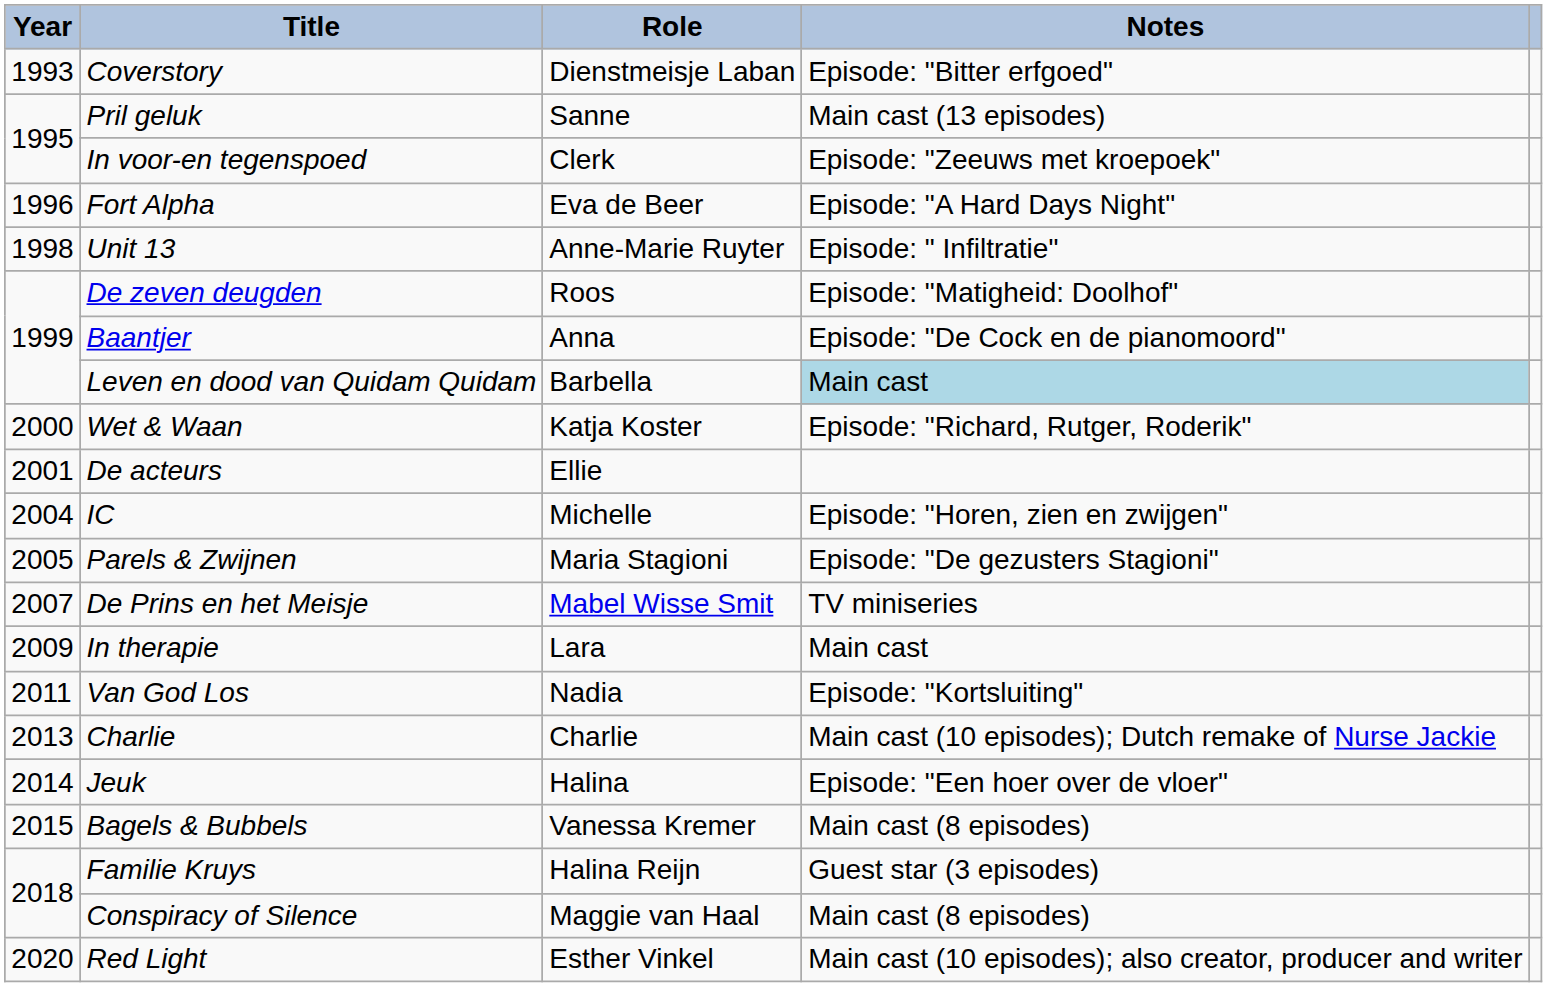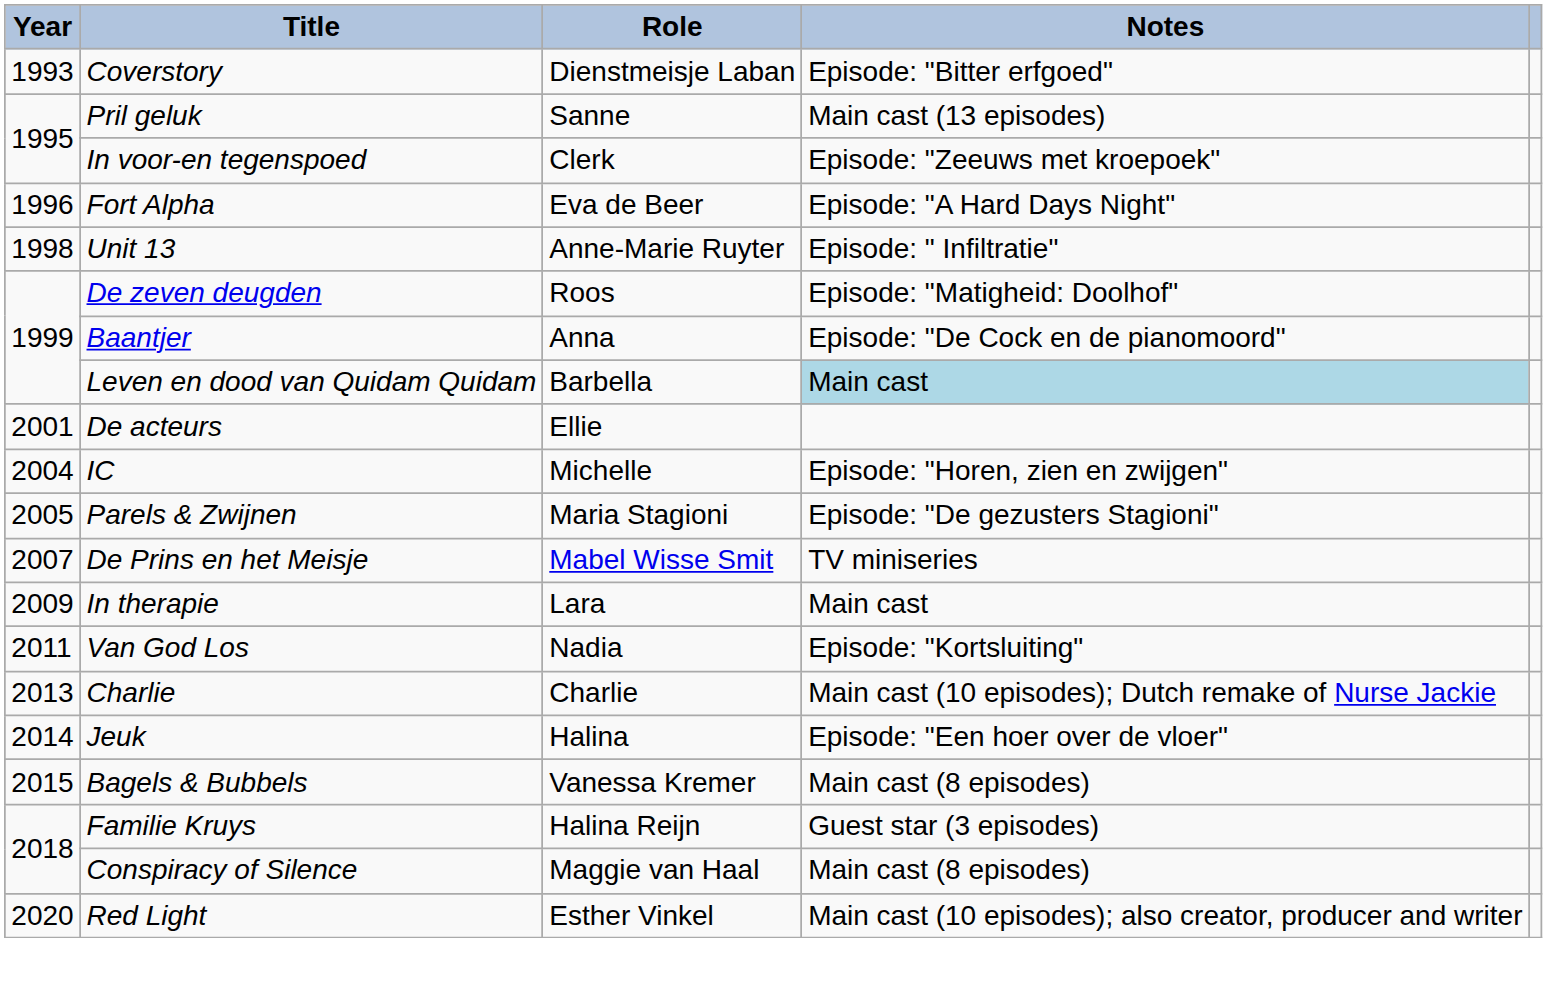- row: (165, 426)
